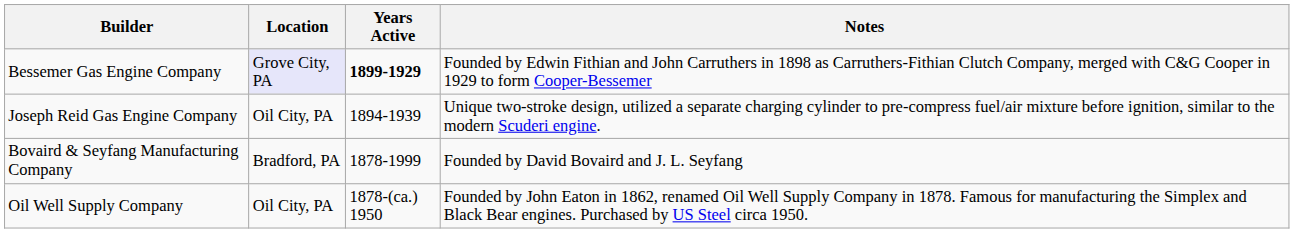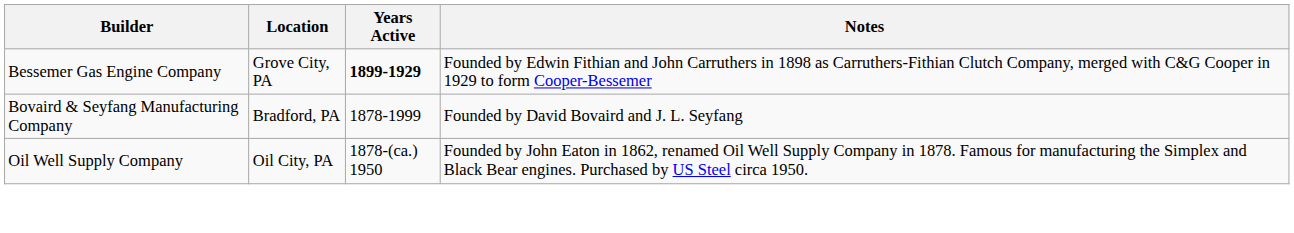(291, 71) lavender background -> (291, 71) no background
- row: (123, 116)
